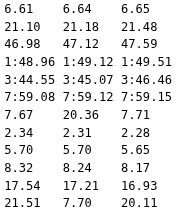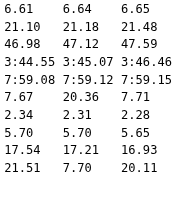- row: (30, 62)
- row: (19, 168)
